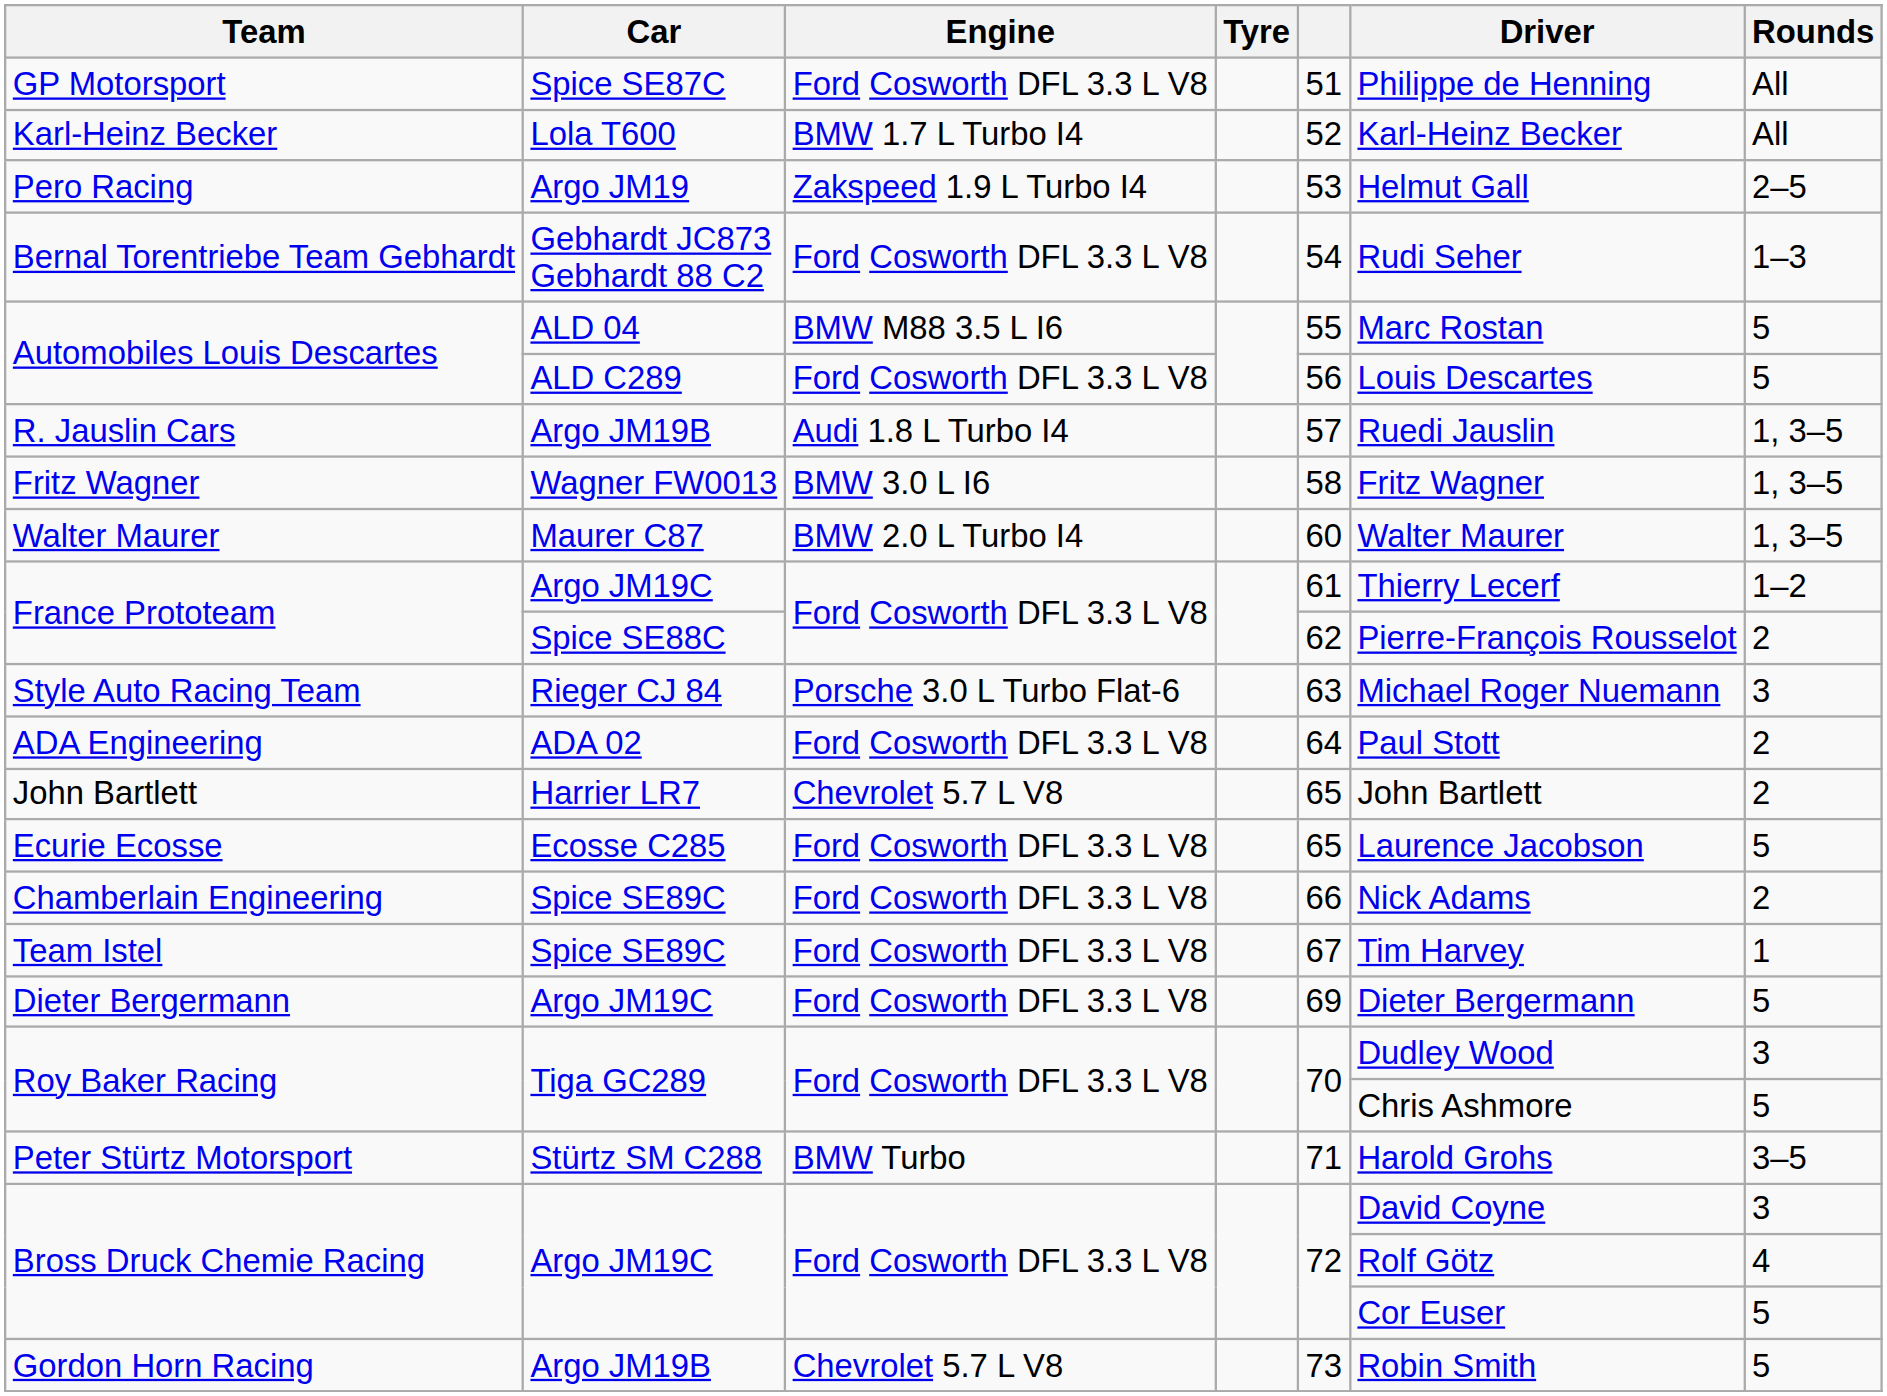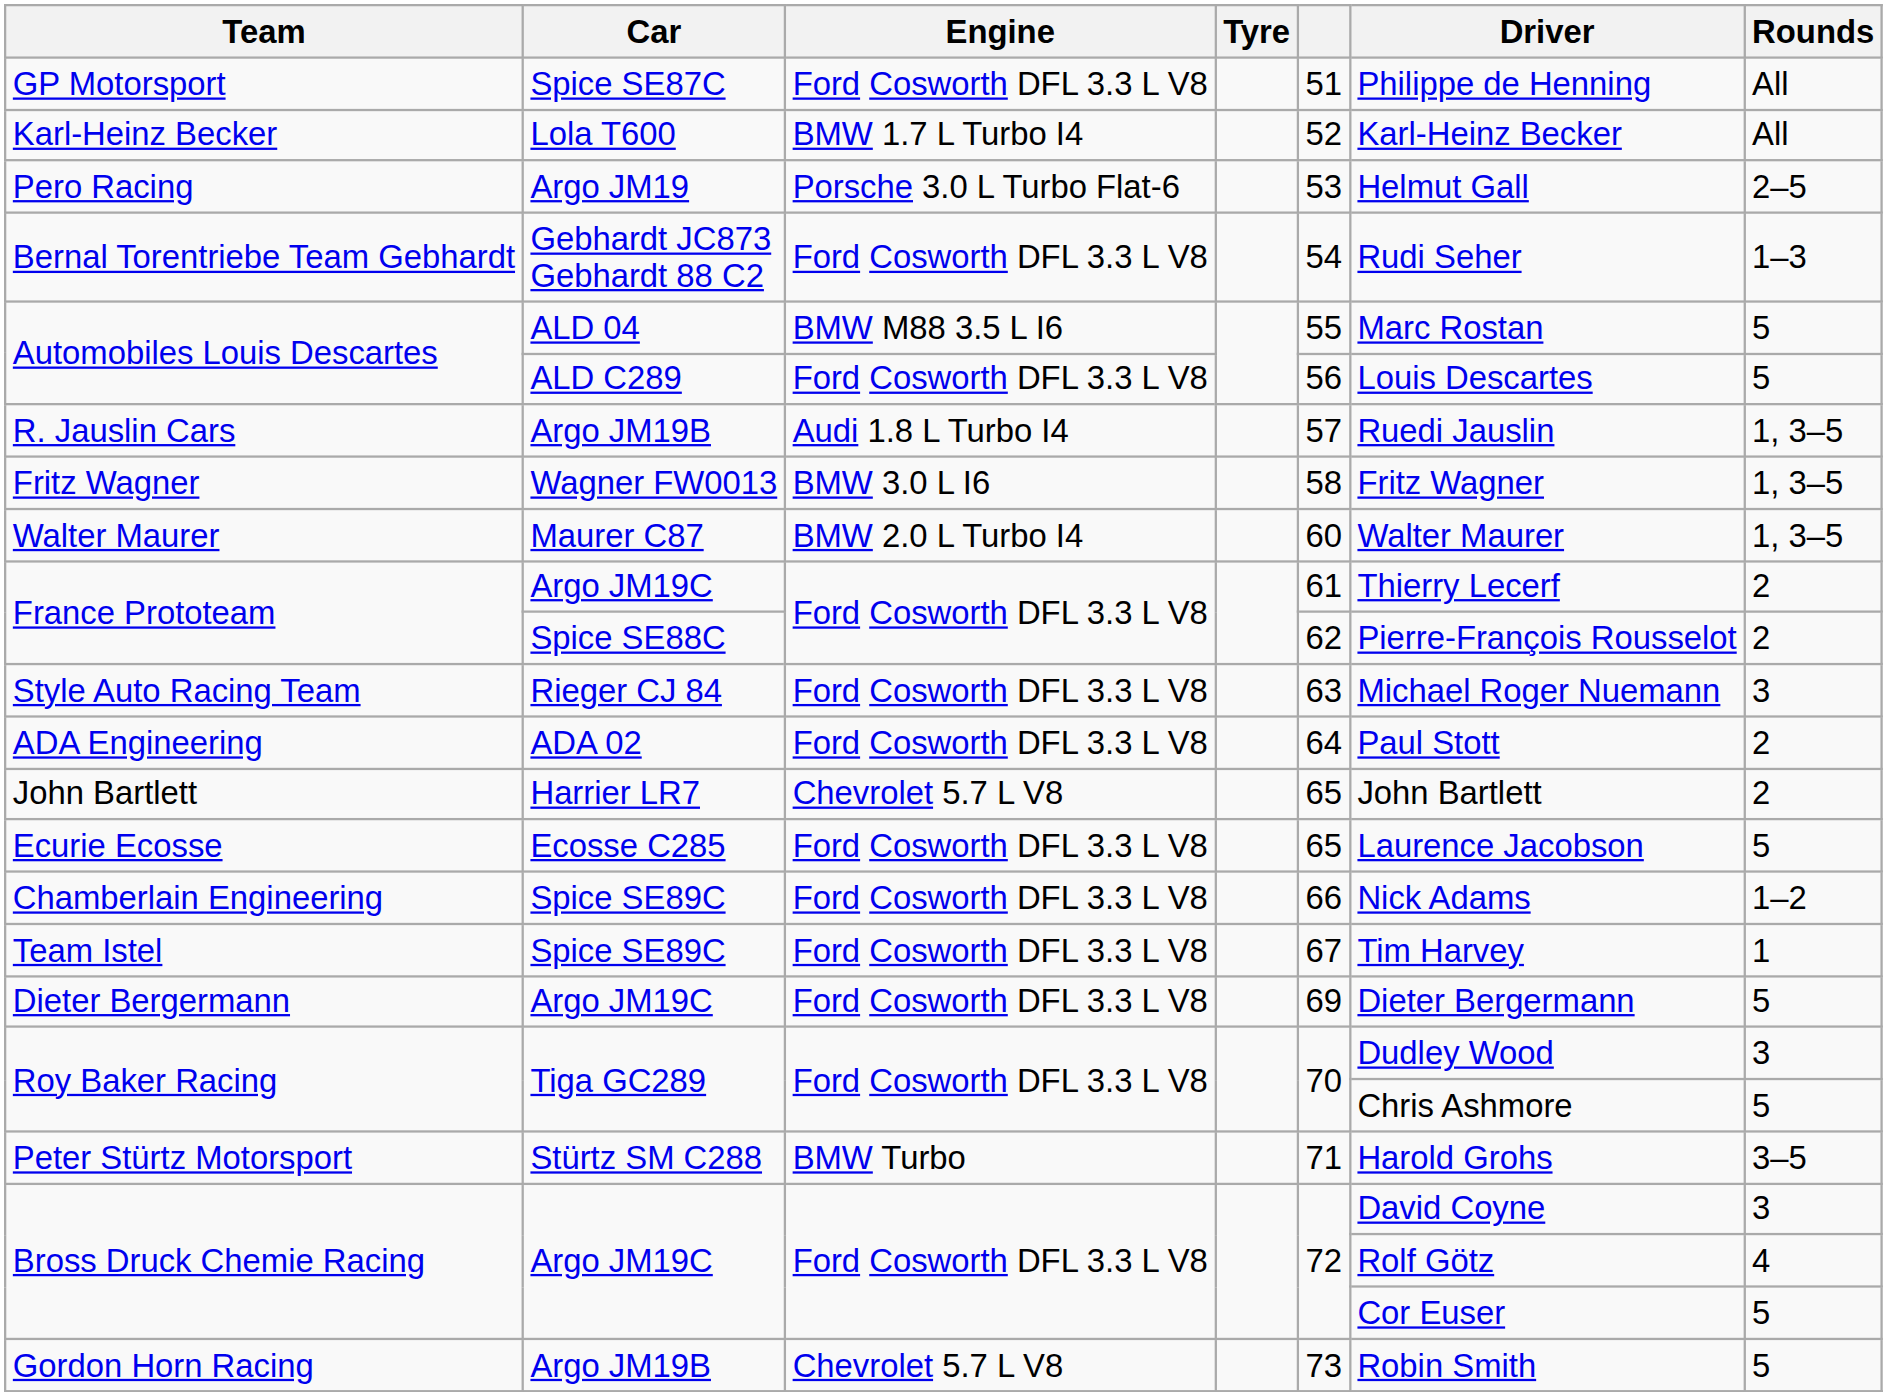(970, 187) Zakspeed 1.9 L Turbo I4 -> (986, 187) Porsche 3.0 L Turbo Flat-6
(1779, 587) 1–2 -> (1761, 587) 2
(986, 690) Porsche 3.0 L Turbo Flat-6 -> (1000, 690) Ford Cosworth DFL 3.3 L V8
(1761, 898) 2 -> (1779, 898) 1–2
